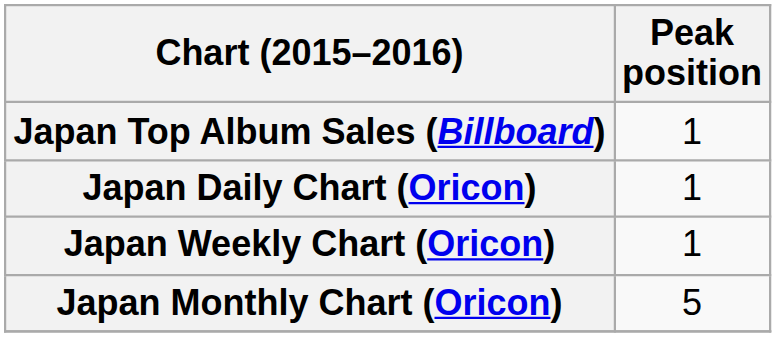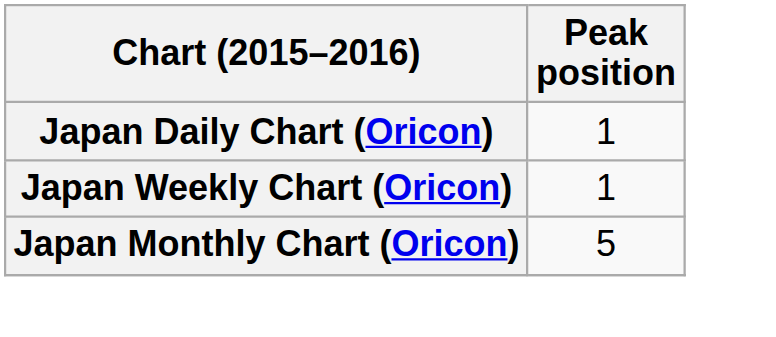- row: (309, 130)
